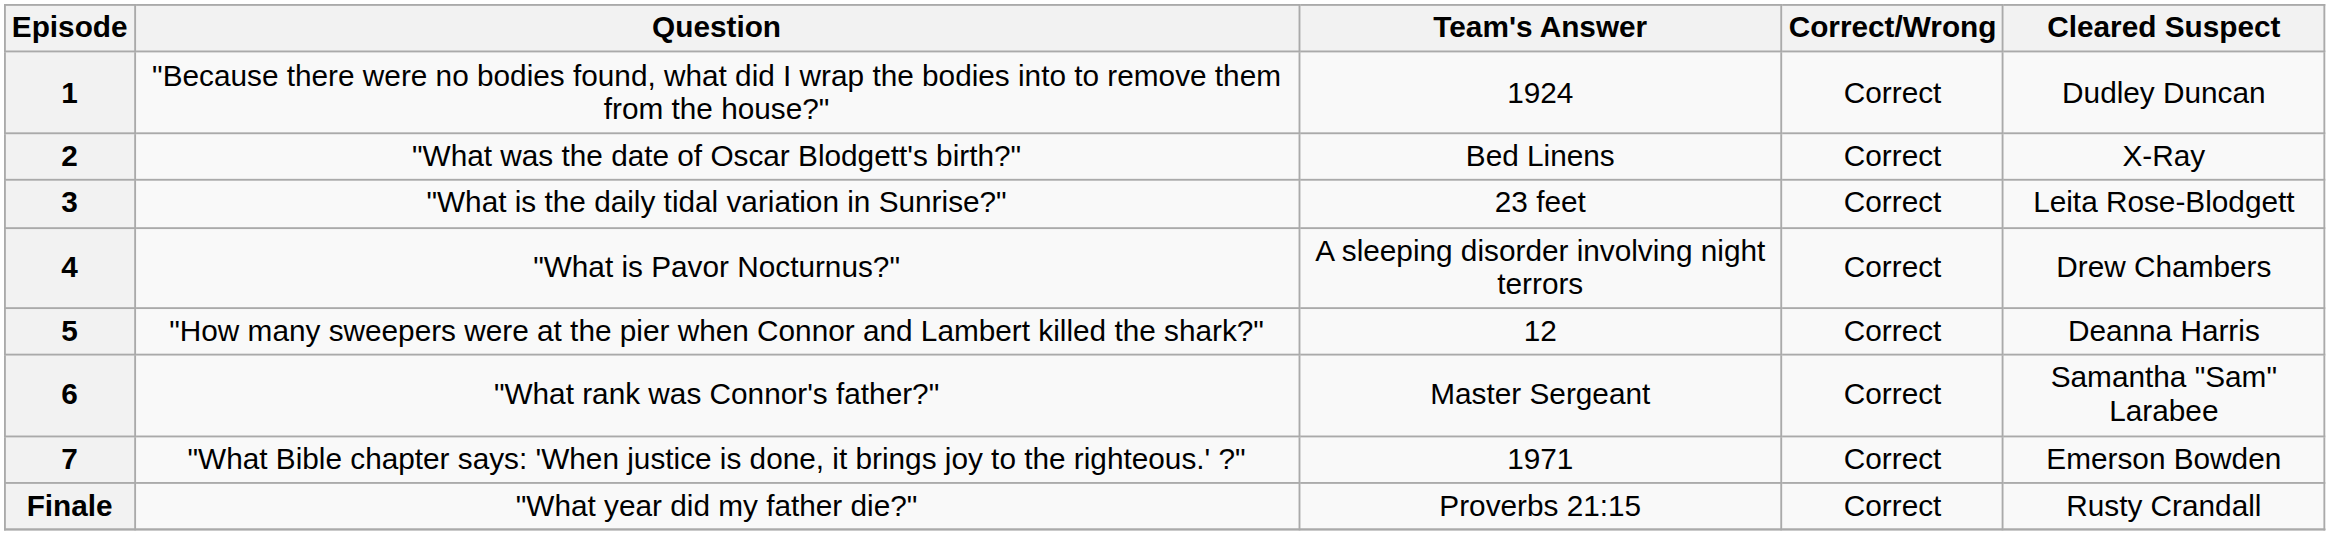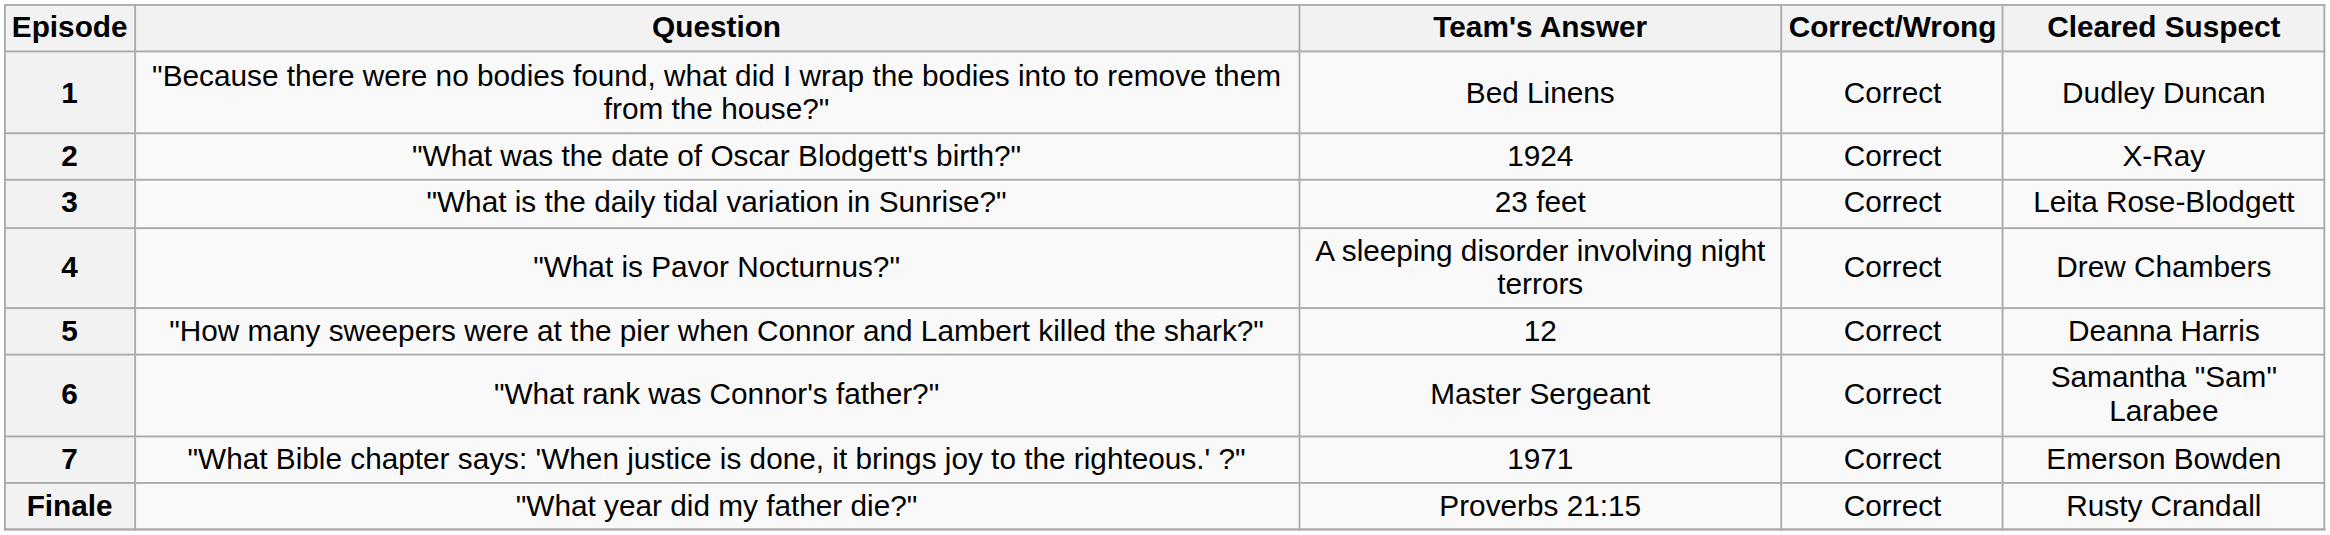(1540, 92) 1924 -> (1540, 92) Bed Linens
(1540, 155) Bed Linens -> (1540, 155) 1924
